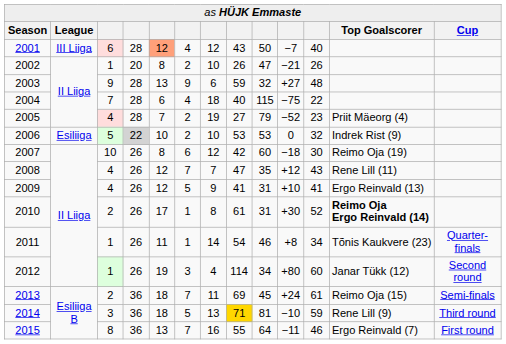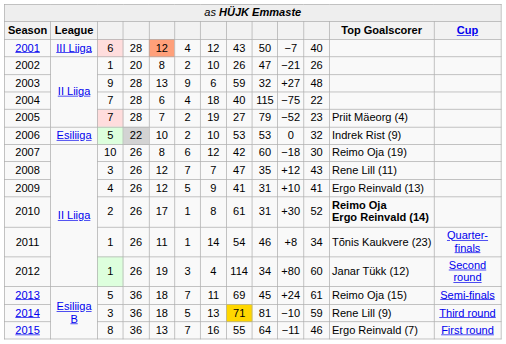(110, 118) 4 -> (110, 118) 7
(110, 170) 4 -> (110, 170) 3
(110, 295) 2 -> (110, 295) 5
